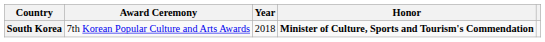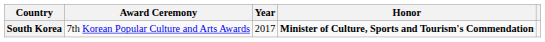(265, 28) 2018 -> (265, 28) 2017
